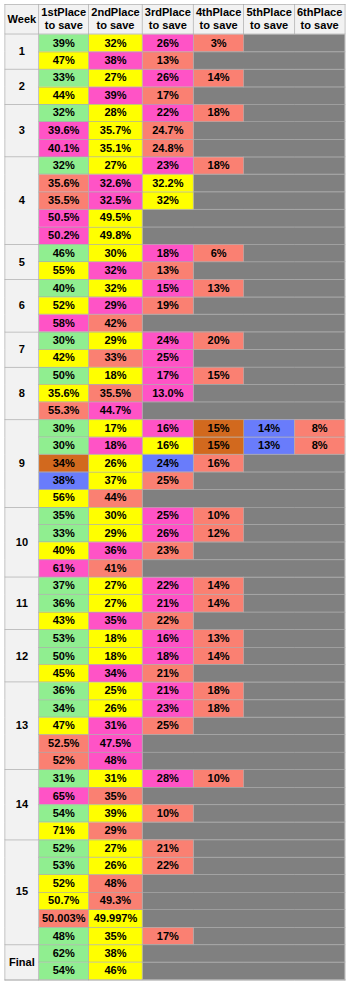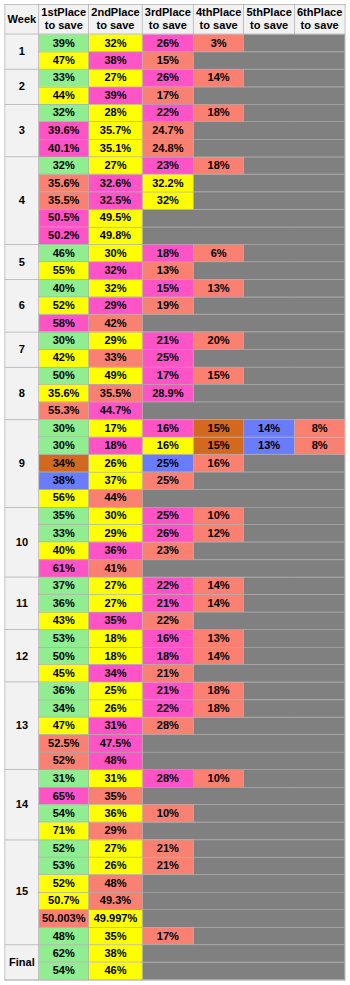(168, 60) 13% -> (168, 60) 15%
(168, 340) 24% -> (168, 340) 21%
(115, 375) 18% -> (115, 375) 49%
(168, 393) 13.0% -> (168, 393) 28.9%
(168, 463) 24% -> (168, 463) 25%
(168, 708) 23% -> (168, 708) 22%
(168, 726) 25% -> (168, 726) 28%
(115, 813) 39% -> (115, 813) 36%
(168, 866) 22% -> (168, 866) 21%
